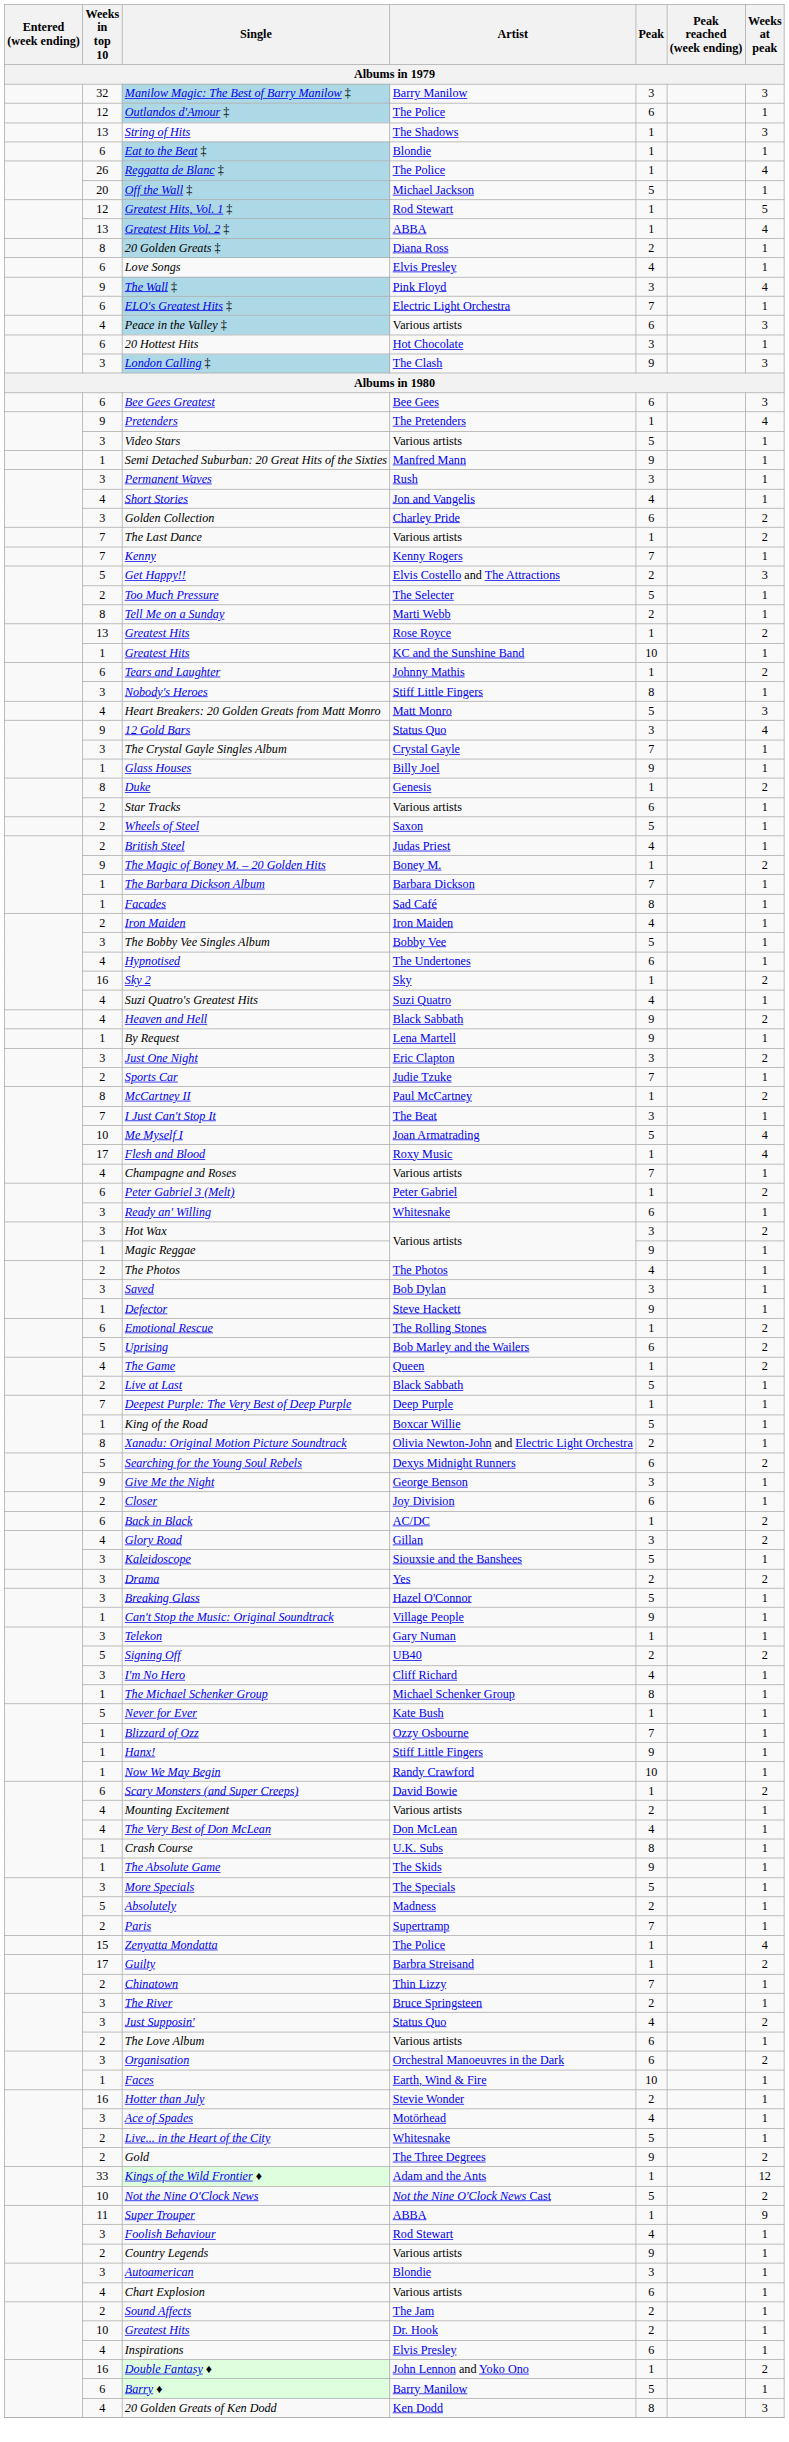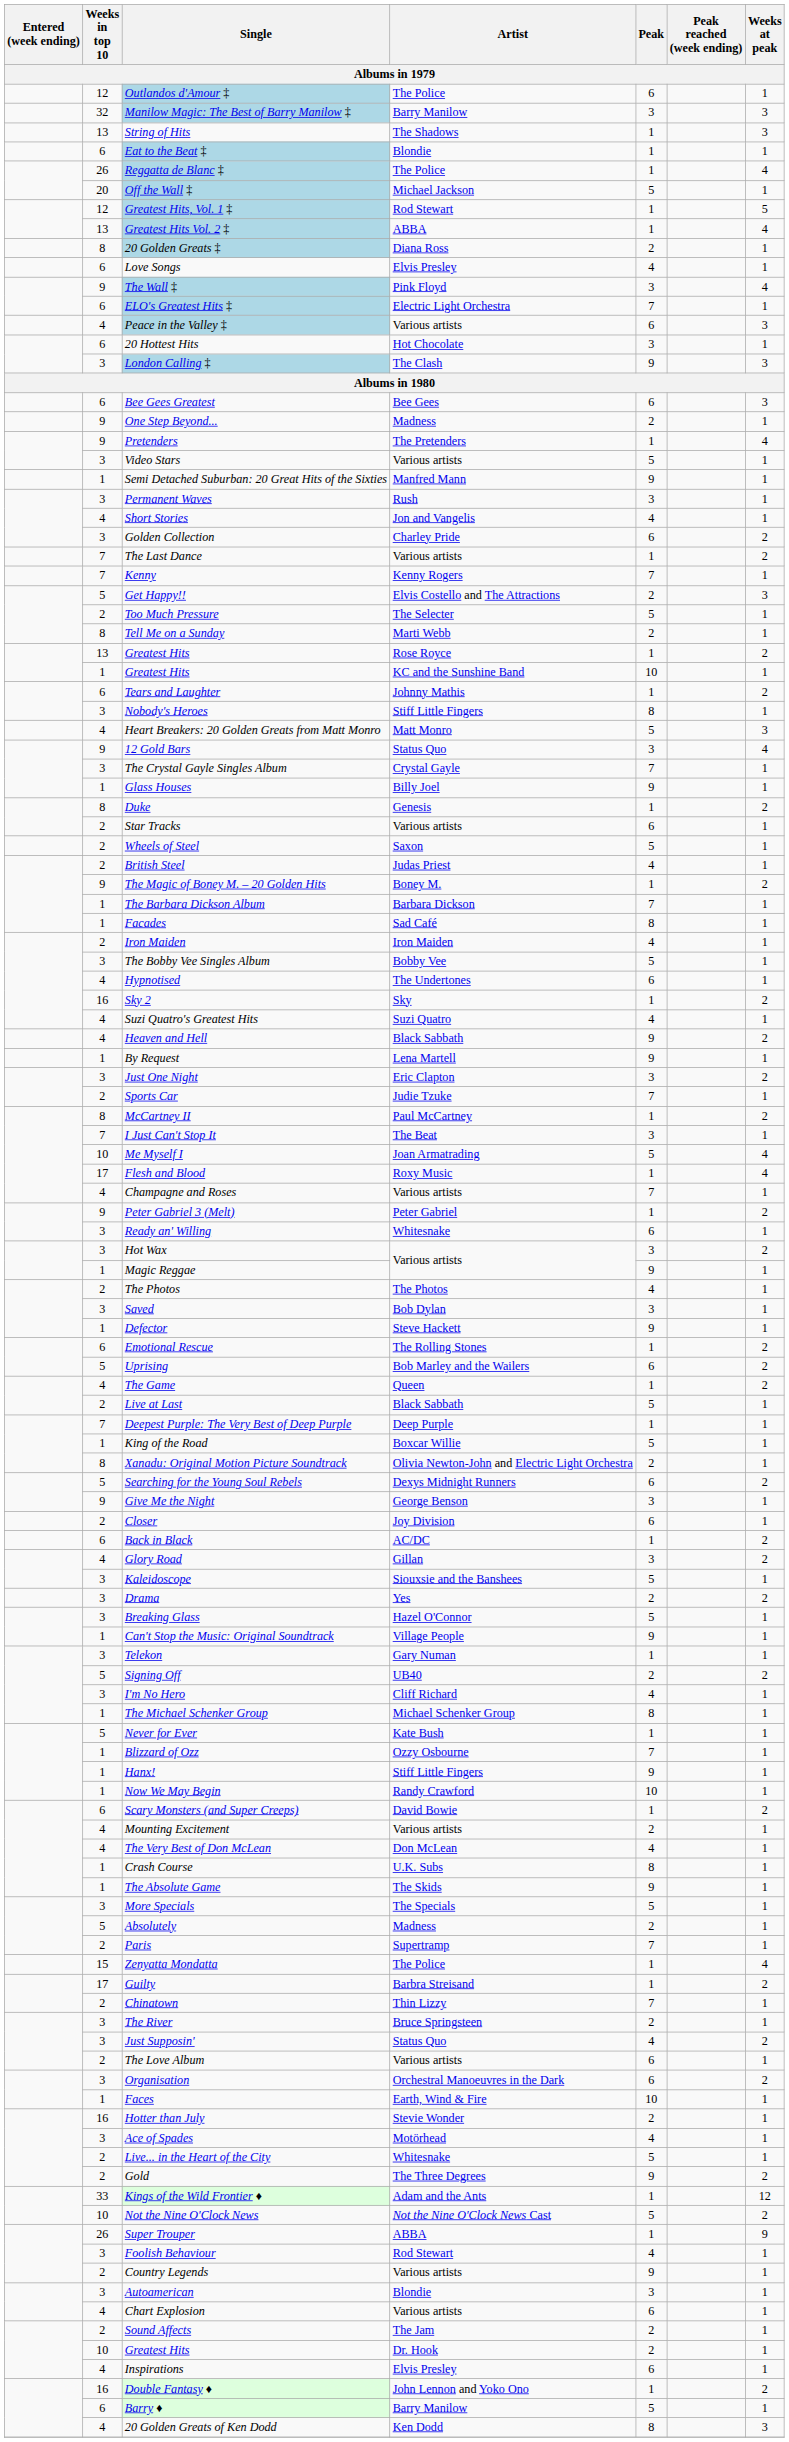rows swapped: (238, 93) <-> (177, 113)
+ row: (171, 421)
(102, 1192) 6 -> (102, 1212) 9
(102, 2215) 11 -> (102, 2234) 26
